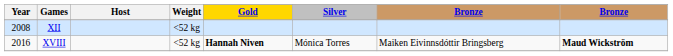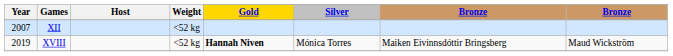(21, 27) 2008 -> (21, 27) 2007
(21, 43) 2016 -> (21, 43) 2019
(598, 43) bold -> (601, 43) normal
